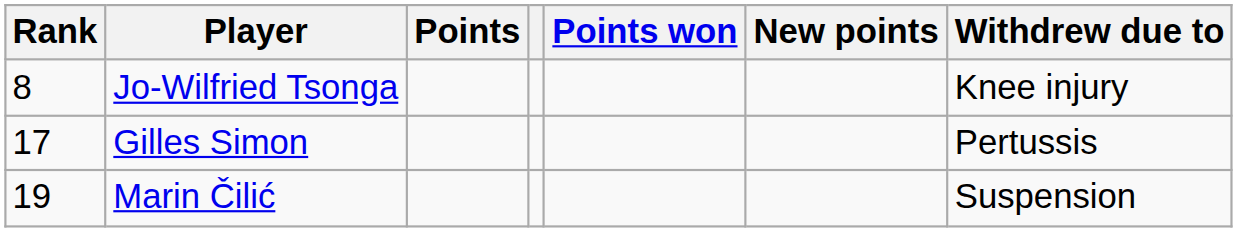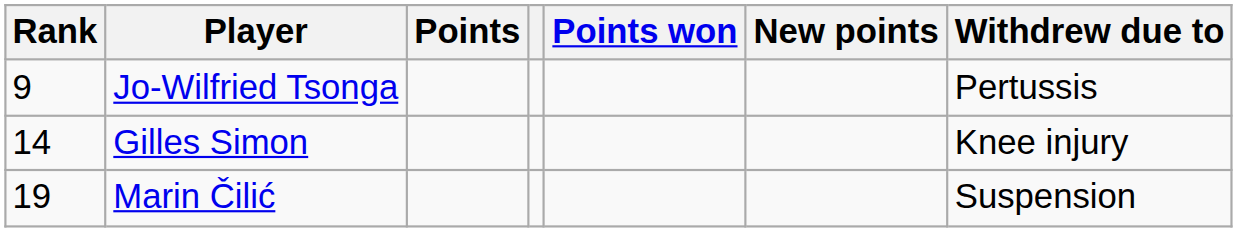(22, 87) 8 -> (22, 87) 9
(1042, 87) Knee injury -> (1026, 87) Pertussis
(32, 142) 17 -> (32, 142) 14
(1026, 142) Pertussis -> (1042, 142) Knee injury
